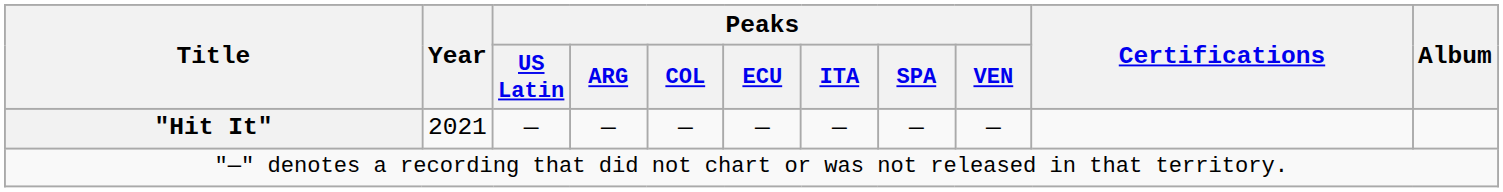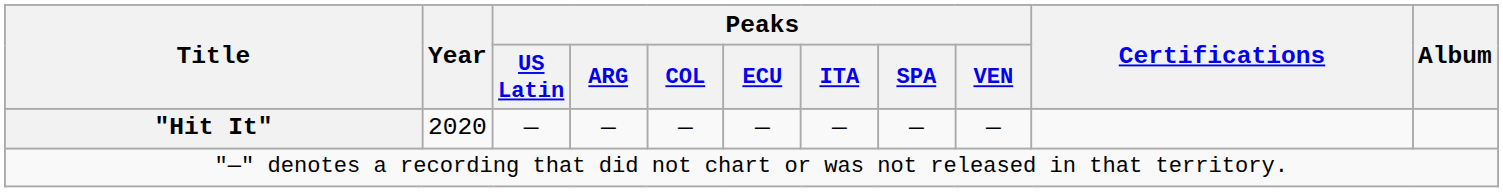(457, 129) 2021 -> (457, 129) 2020
